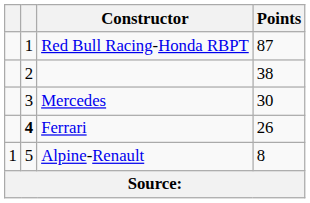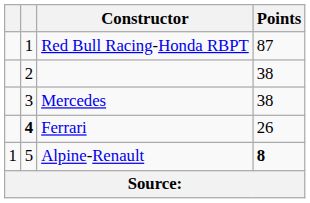(265, 100) 30 -> (265, 100) 38
(261, 155) normal -> (261, 155) bold
